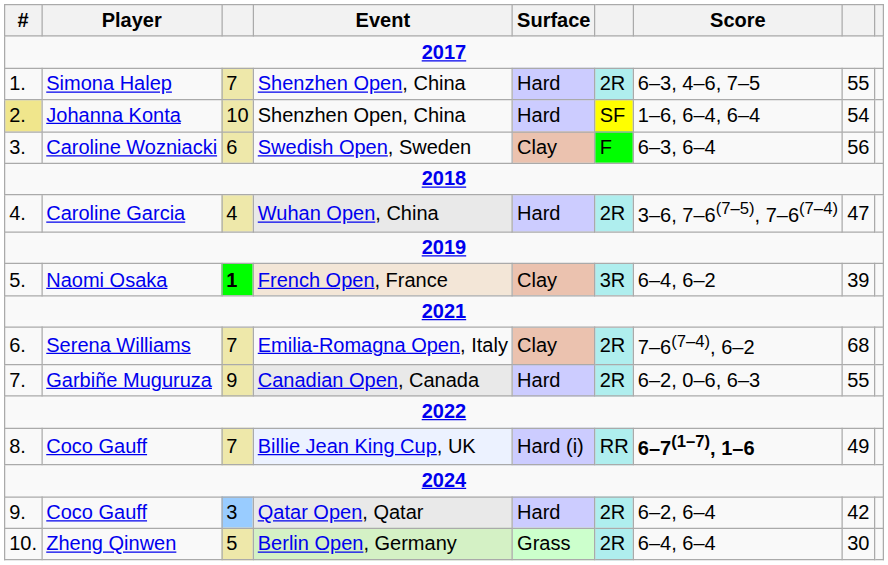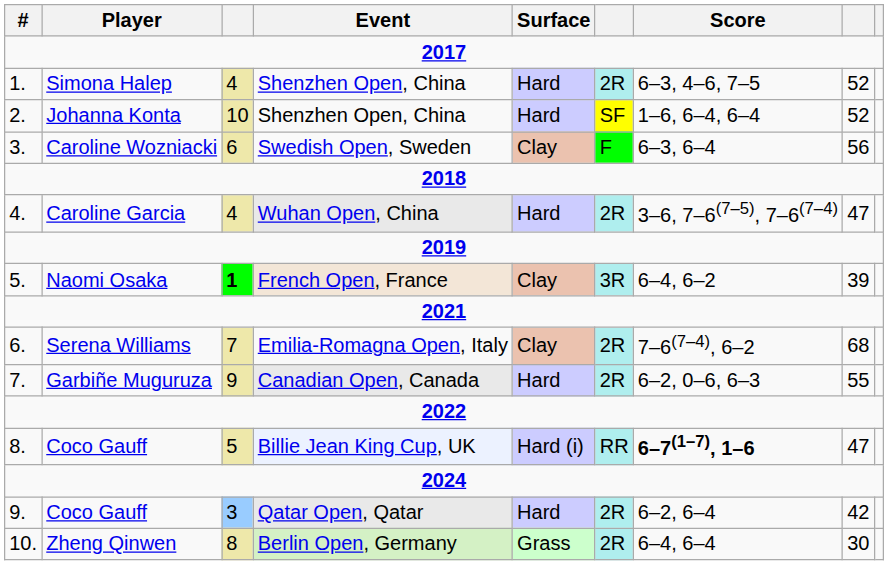(232, 83) 7 -> (232, 83) 4
(858, 83) 55 -> (858, 83) 52
(18, 115) khaki background -> (18, 115) no background
(858, 115) 54 -> (858, 115) 52
(232, 446) 7 -> (232, 446) 5
(858, 446) 49 -> (858, 446) 47
(232, 544) 5 -> (232, 544) 8
